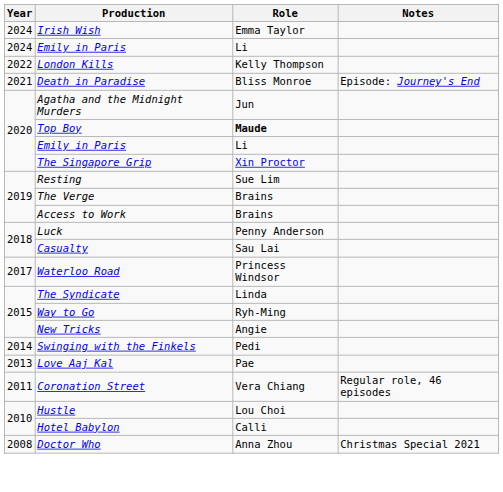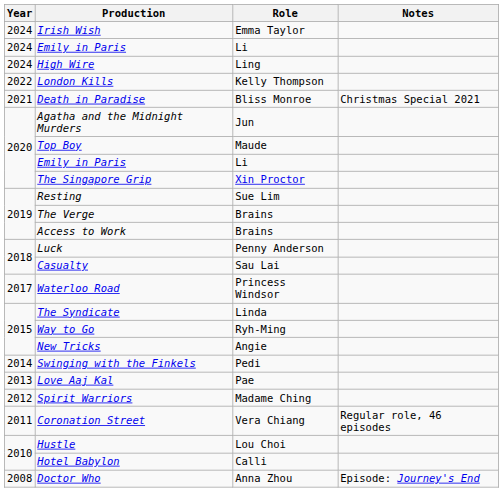+ row: (20, 64)
(410, 82) Episode: Journey's End -> (410, 99) Christmas Special 2021
(251, 128) bold -> (251, 145) normal
+ row: (20, 398)
(410, 444) Christmas Special 2021 -> (410, 478) Episode: Journey's End
